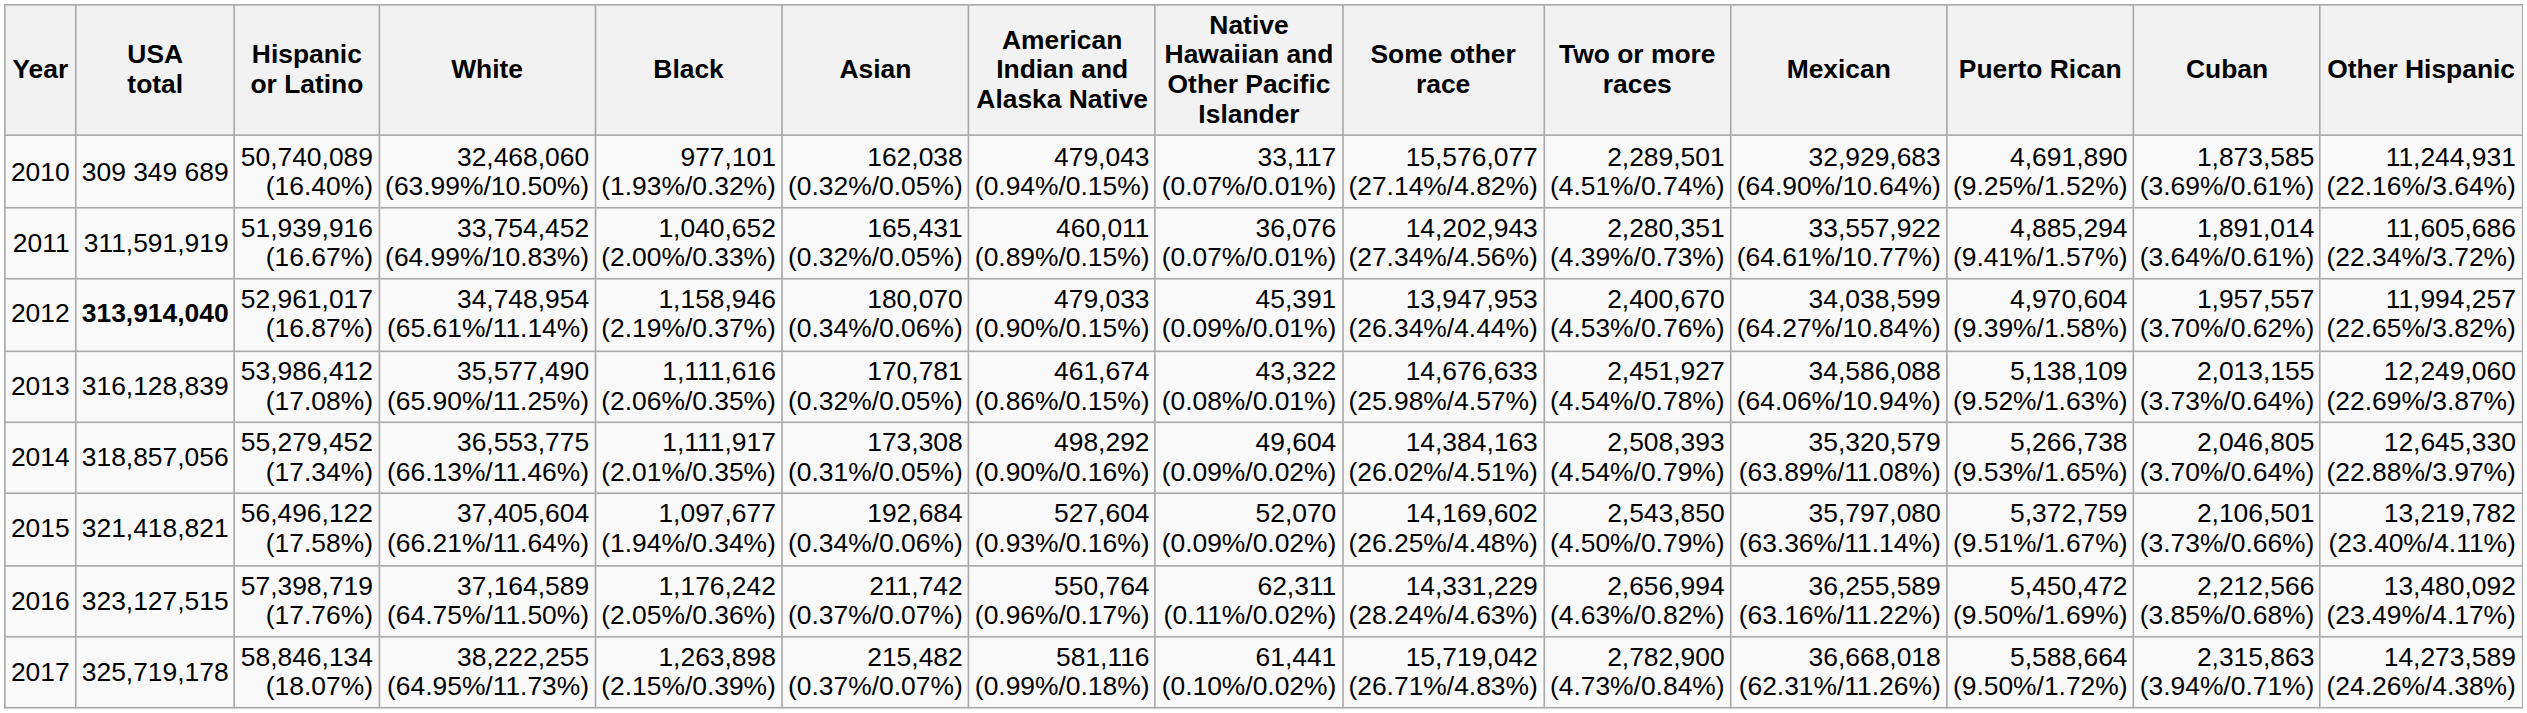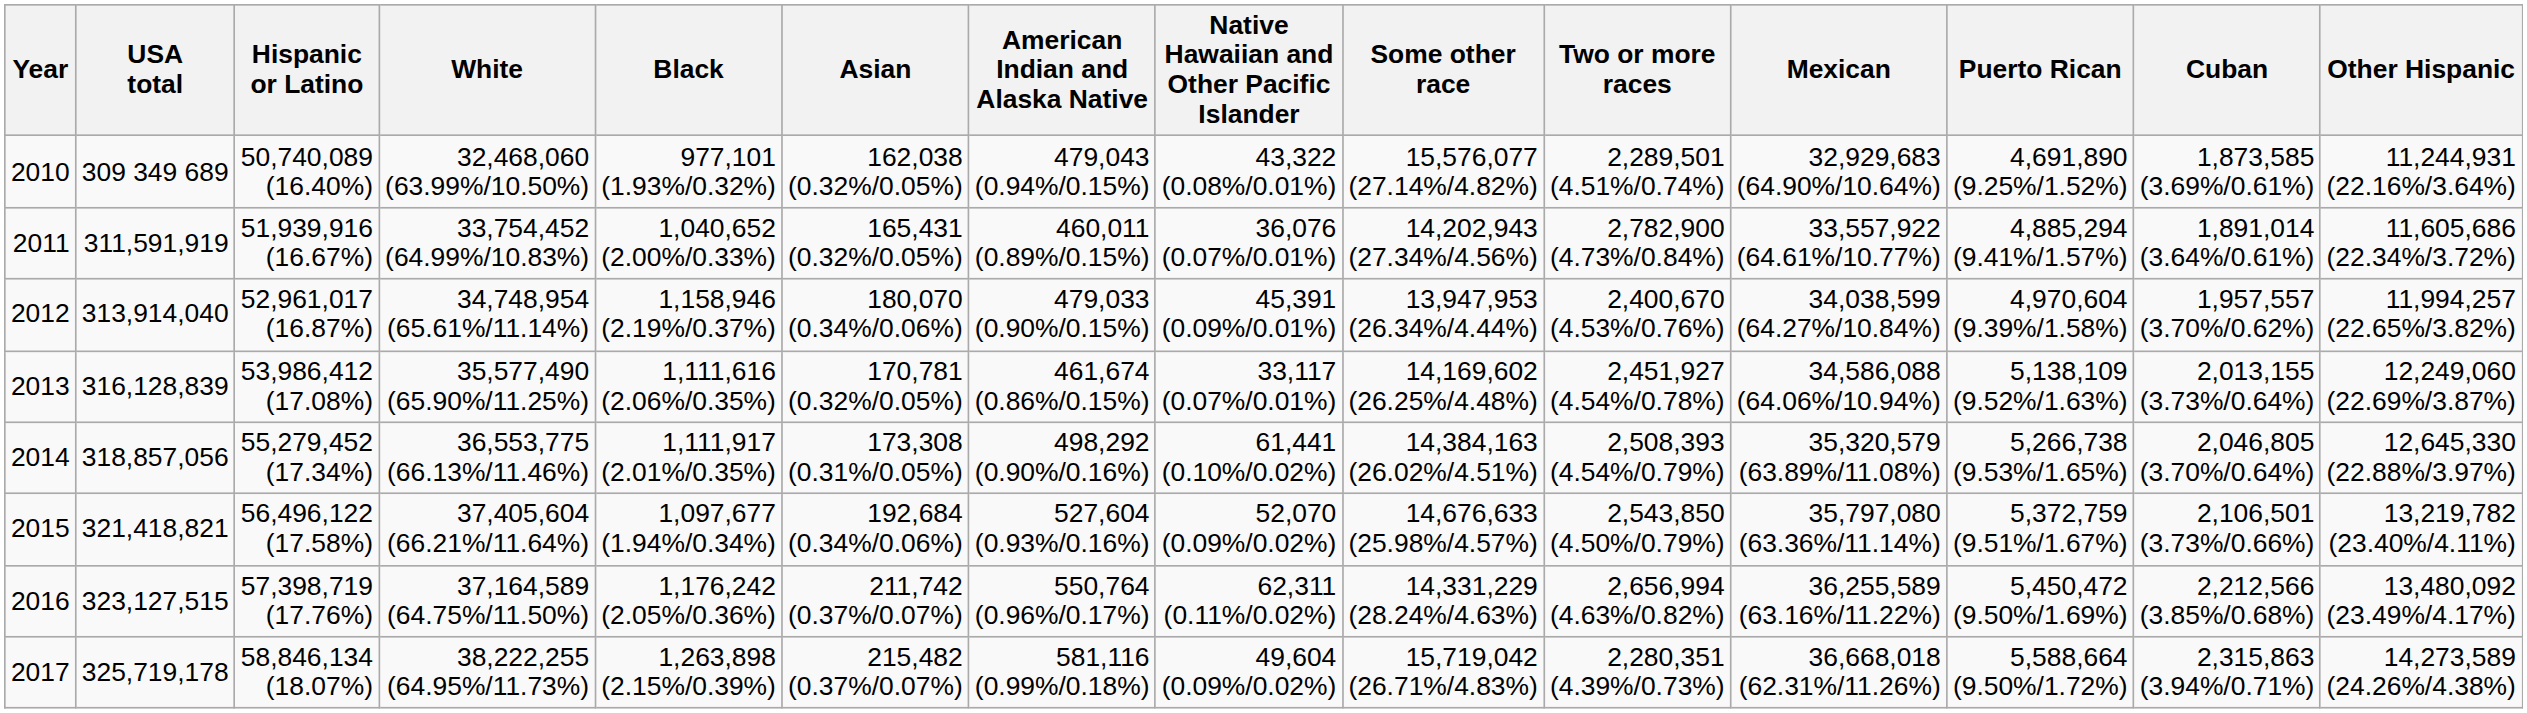(1249, 171) 33,117 (0.07%/0.01%) -> (1249, 171) 43,322 (0.08%/0.01%)
(1637, 242) 2,280,351 (4.39%/0.73%) -> (1637, 242) 2,782,900 (4.73%/0.84%)
(155, 314) bold -> (155, 314) normal
(1249, 385) 43,322 (0.08%/0.01%) -> (1249, 385) 33,117 (0.07%/0.01%)
(1443, 385) 14,676,633 (25.98%/4.57%) -> (1443, 385) 14,169,602 (26.25%/4.48%)
(1249, 457) 49,604 (0.09%/0.02%) -> (1249, 457) 61,441 (0.10%/0.02%)
(1443, 529) 14,169,602 (26.25%/4.48%) -> (1443, 529) 14,676,633 (25.98%/4.57%)
(1249, 672) 61,441 (0.10%/0.02%) -> (1249, 672) 49,604 (0.09%/0.02%)
(1637, 672) 2,782,900 (4.73%/0.84%) -> (1637, 672) 2,280,351 (4.39%/0.73%)
